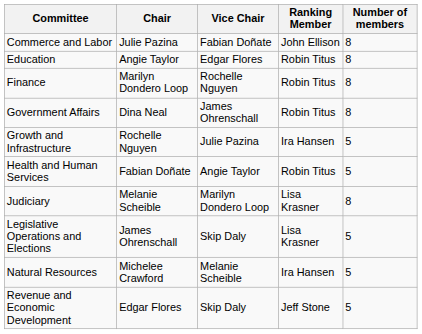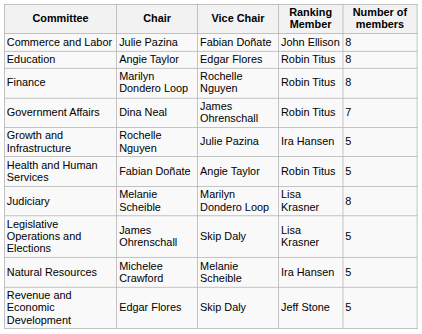(348, 112) 8 -> (348, 112) 7
